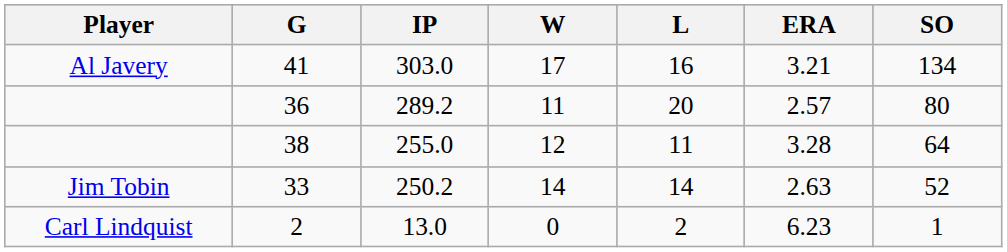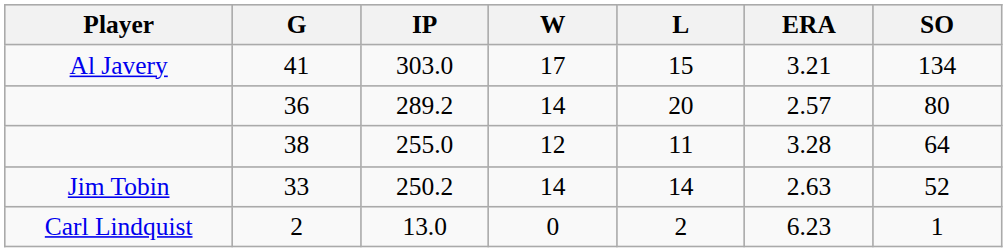(681, 65) 16 -> (681, 65) 15
(553, 105) 11 -> (553, 105) 14
